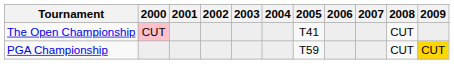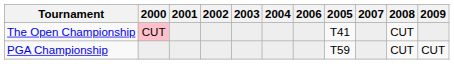columns swapped: (309, 14) <-> (340, 14)
(433, 50) gold background -> (433, 50) no background
